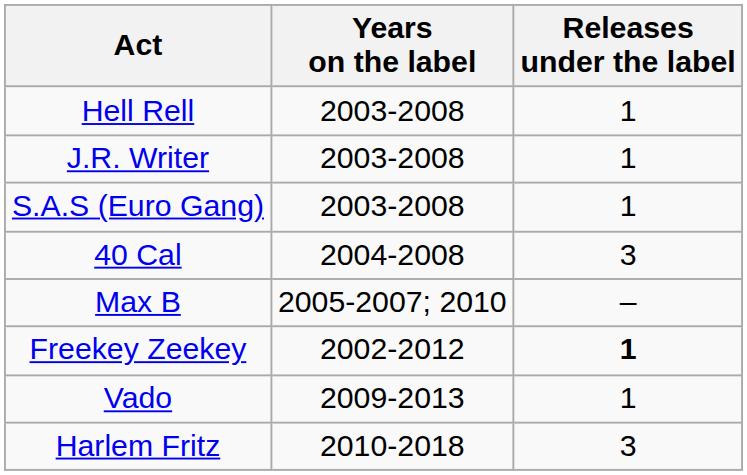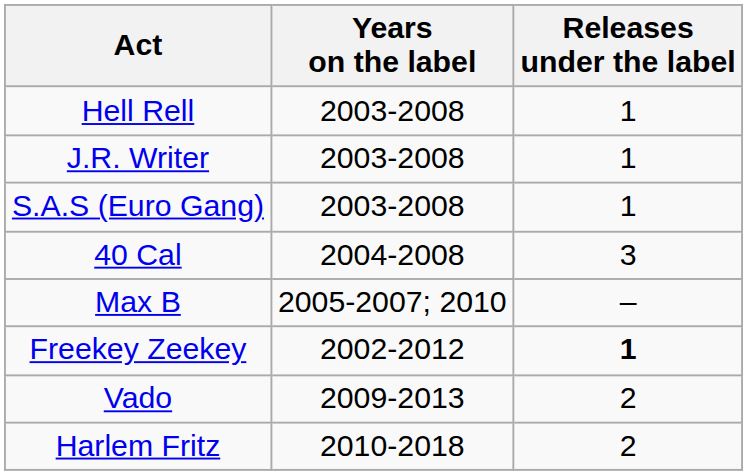(628, 398) 1 -> (628, 398) 2
(628, 446) 3 -> (628, 446) 2
